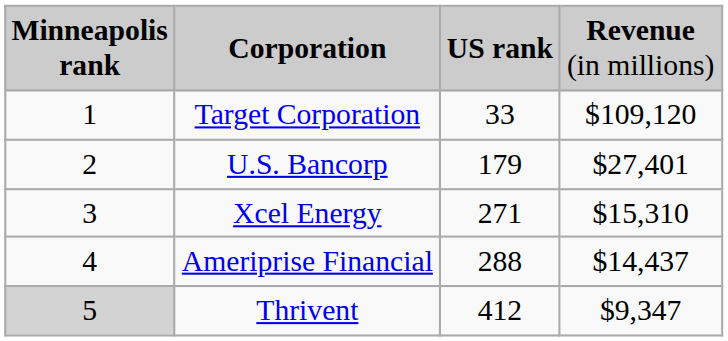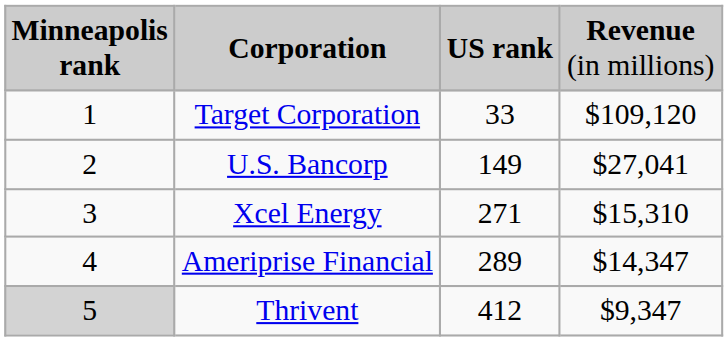(500, 163) 179 -> (500, 163) 149
(641, 163) $27,401 -> (641, 163) $27,041
(500, 261) 288 -> (500, 261) 289
(641, 261) $14,437 -> (641, 261) $14,347
